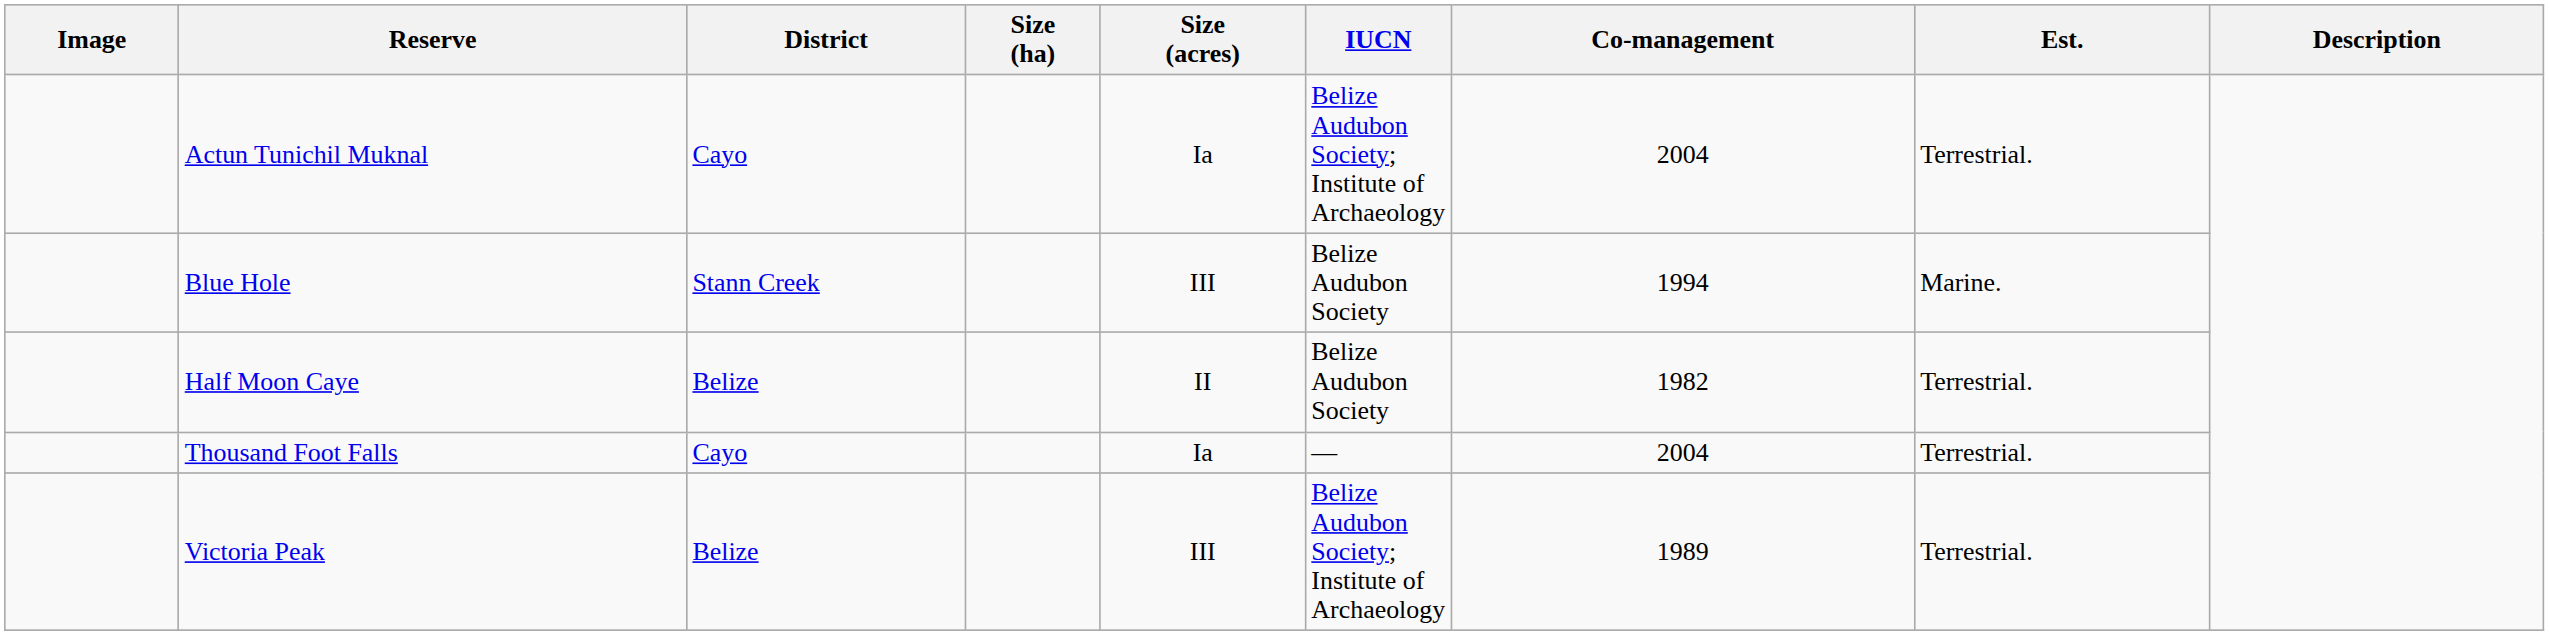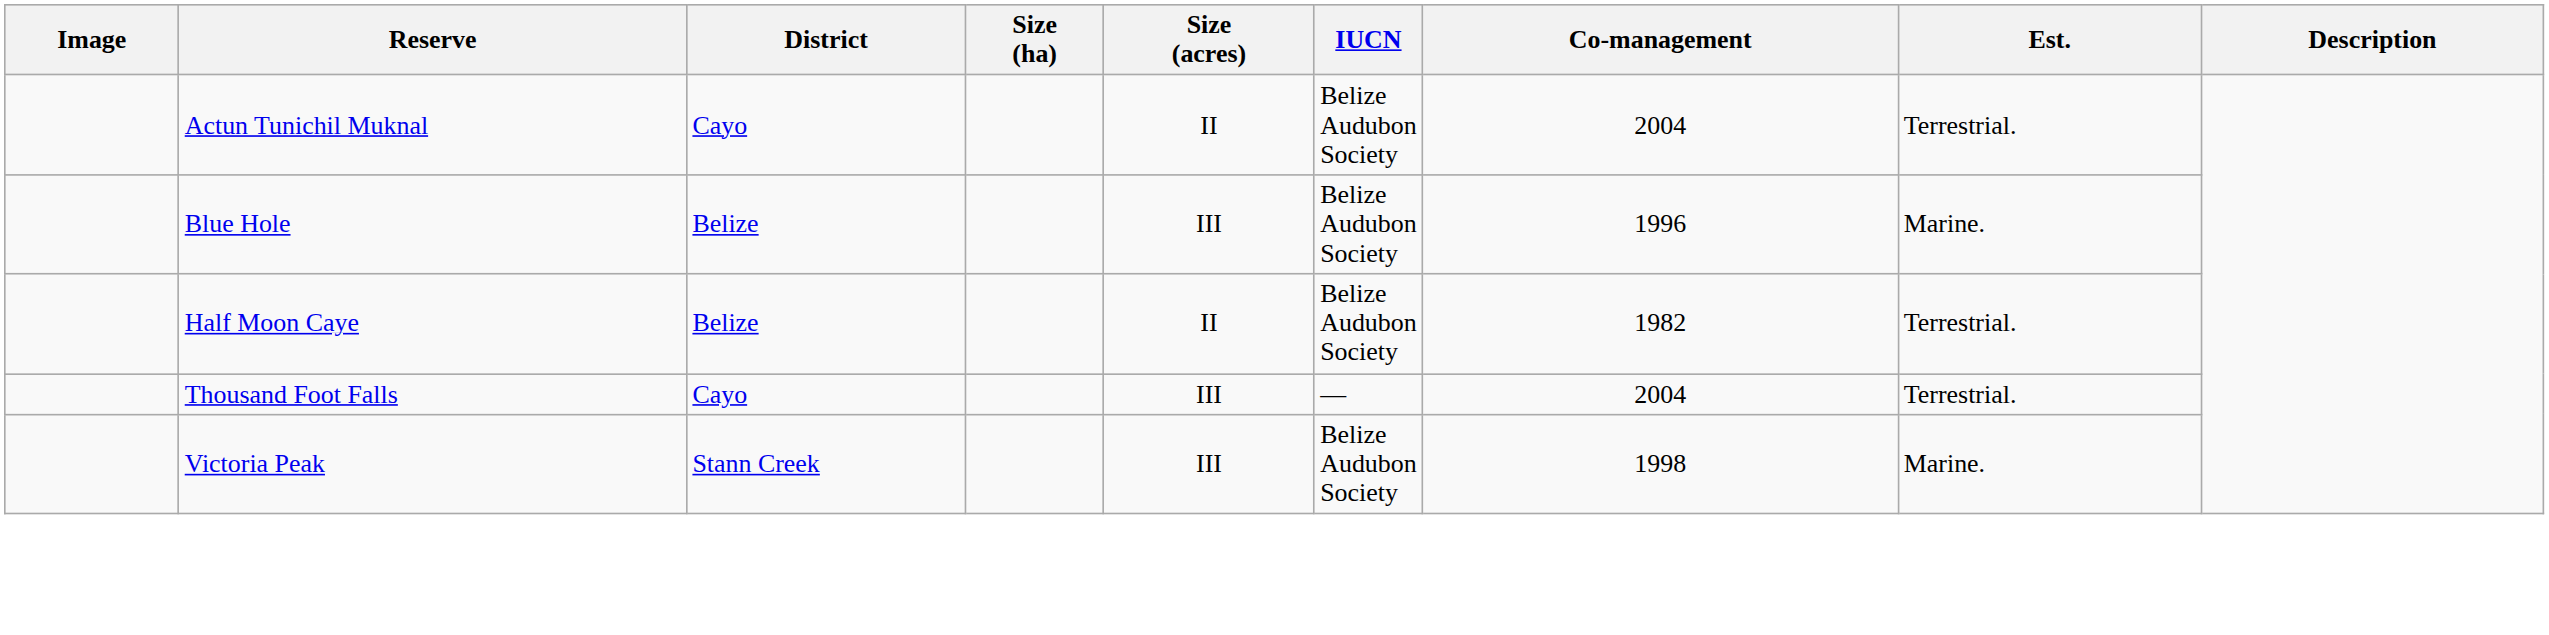(1203, 153) Ia -> (1209, 124) II
(1378, 153) Belize Audubon Society; Institute of Archaeology -> (1368, 124) Belize Audubon Society
(756, 282) Stann Creek -> (726, 223) Belize
(1683, 282) 1994 -> (1660, 223) 1996
(1203, 451) Ia -> (1209, 393) III
(726, 551) Belize -> (756, 463) Stann Creek
(1378, 551) Belize Audubon Society; Institute of Archaeology -> (1368, 463) Belize Audubon Society
(1683, 551) 1989 -> (1660, 463) 1998
(1976, 551) Terrestrial. -> (1944, 463) Marine.
